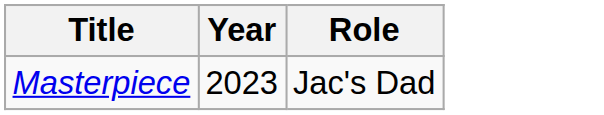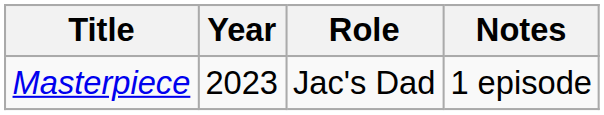+ column: (521, 30)
